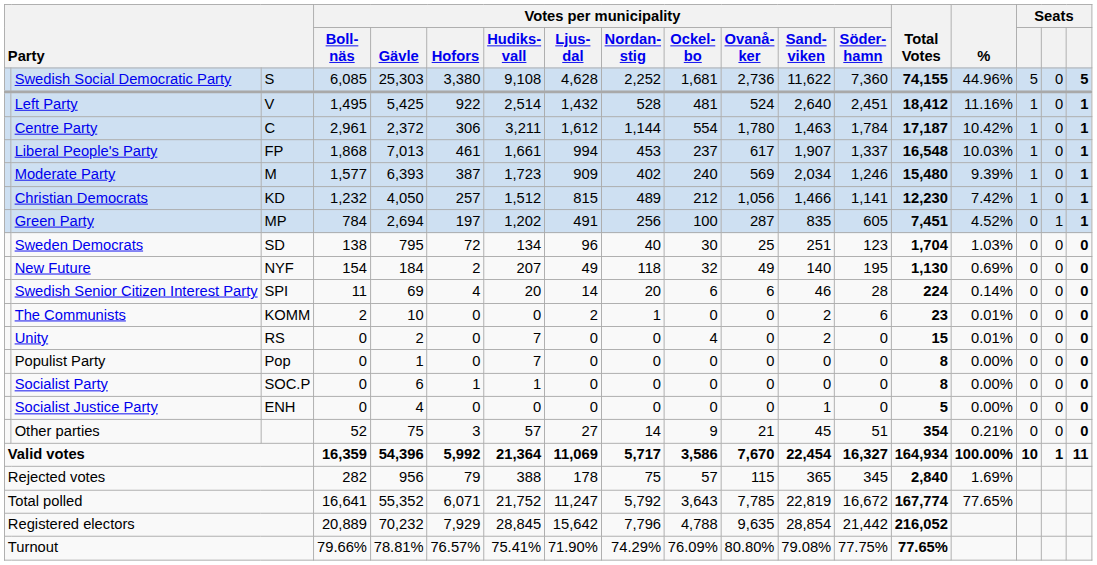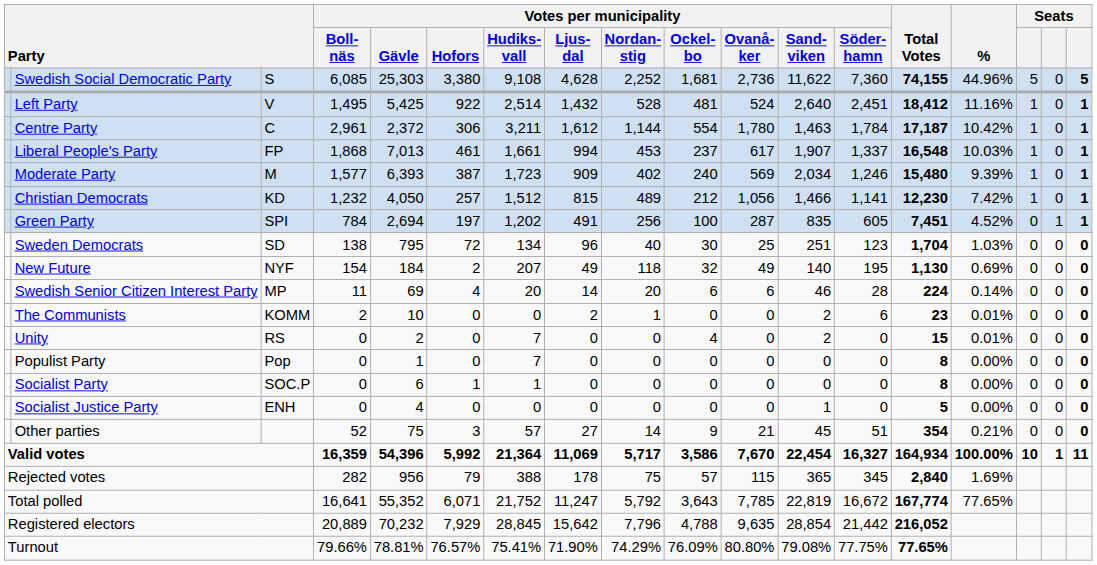(275, 221) MP -> (276, 221) SPI
(276, 291) SPI -> (275, 291) MP
